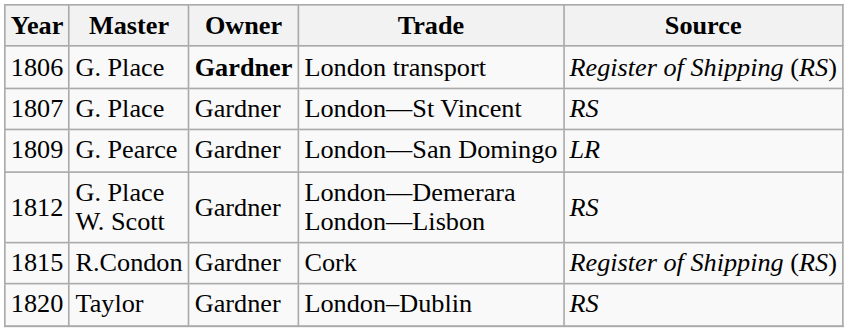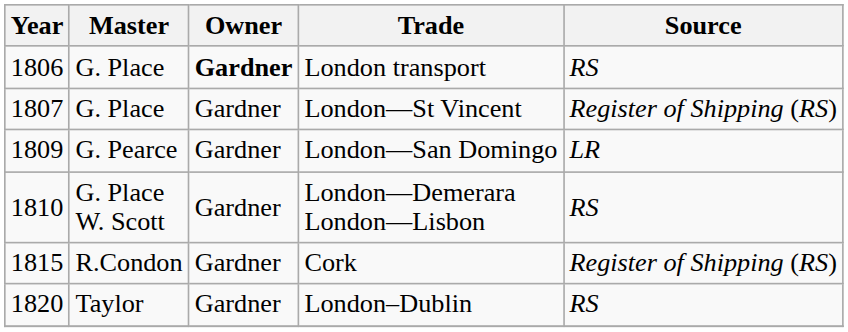(703, 66) Register of Shipping (RS) -> (584, 66) RS
(584, 108) RS -> (703, 108) Register of Shipping (RS)
(37, 206) 1812 -> (37, 206) 1810
